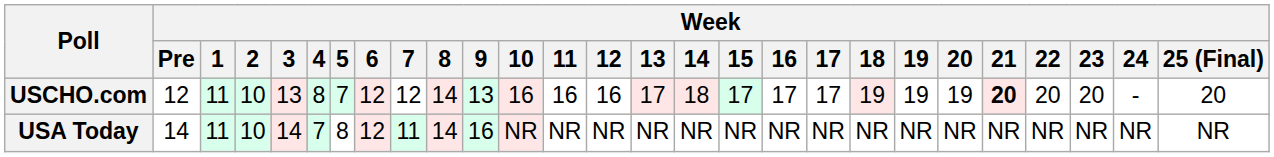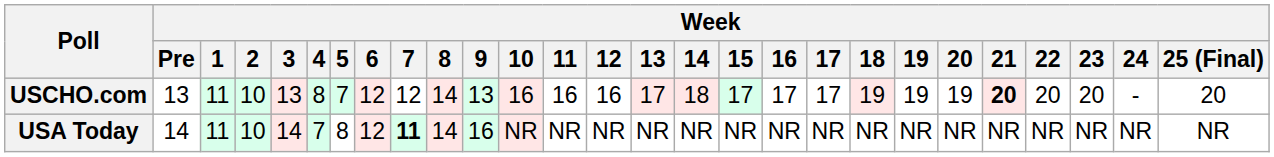(176, 95) 12 -> (176, 95) 13
(408, 132) normal -> (408, 132) bold
